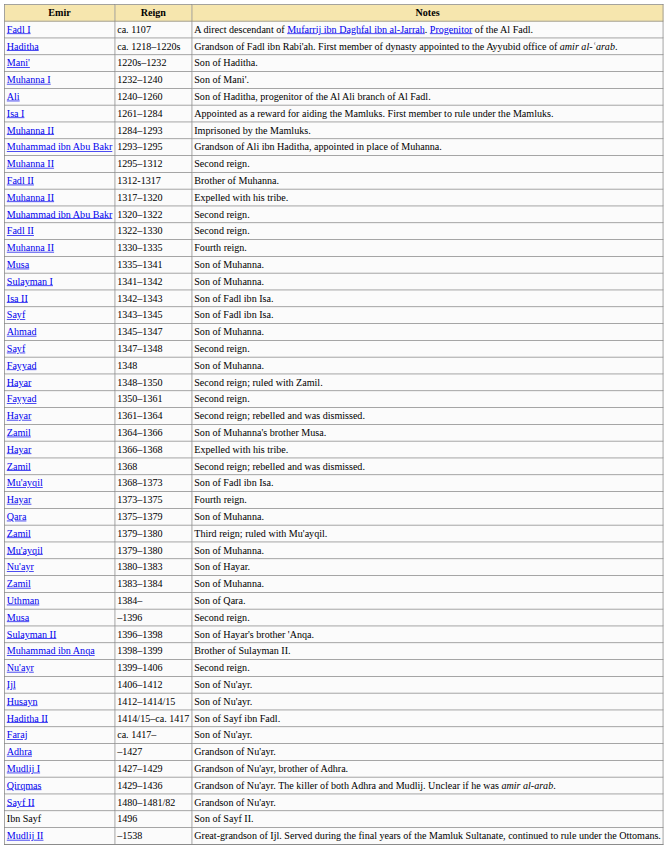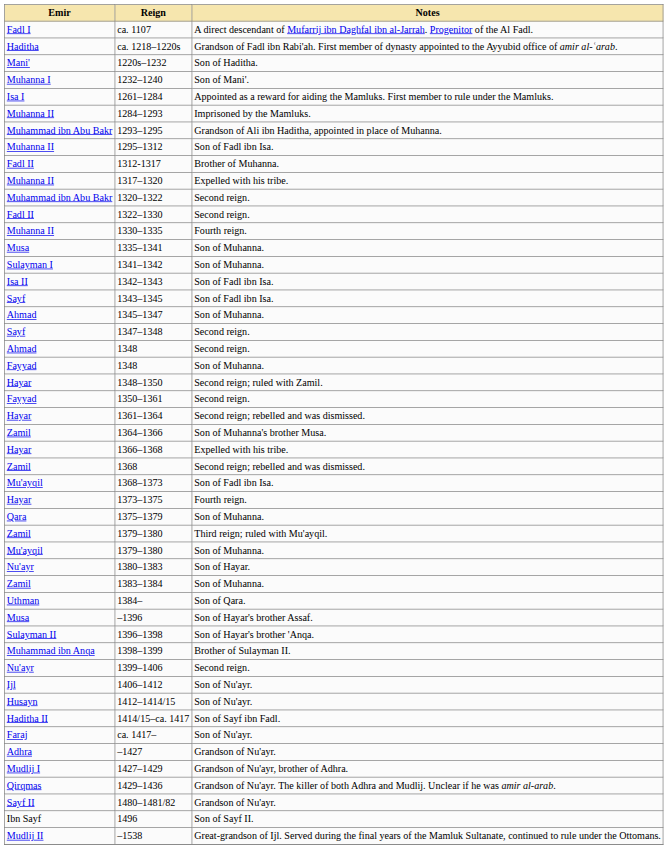- row: (13, 96)
(222, 164) Second reign. -> (234, 147) Son of Fadl ibn Isa.
+ row: (22, 348)
(222, 617) Second reign. -> (254, 617) Son of Hayar's brother Assaf.
